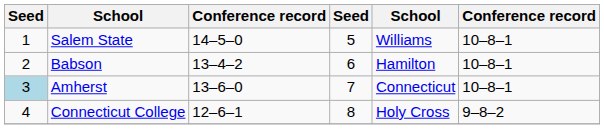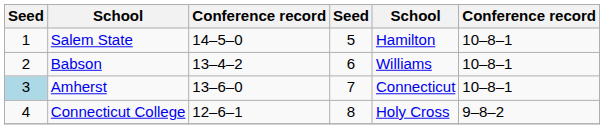(404, 40) Williams -> (406, 40) Hamilton
(406, 64) Hamilton -> (404, 64) Williams
